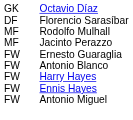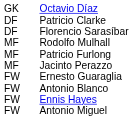+ row: (73, 20)
+ row: (75, 54)
- row: (68, 77)
